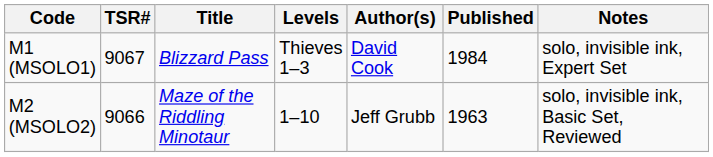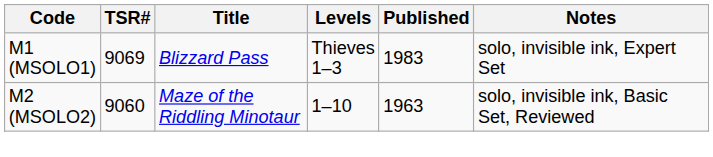- column: (395, 18)
(125, 57) 9067 -> (125, 57) 9069
(468, 57) 1984 -> (403, 57) 1983
(125, 116) 9066 -> (125, 106) 9060
